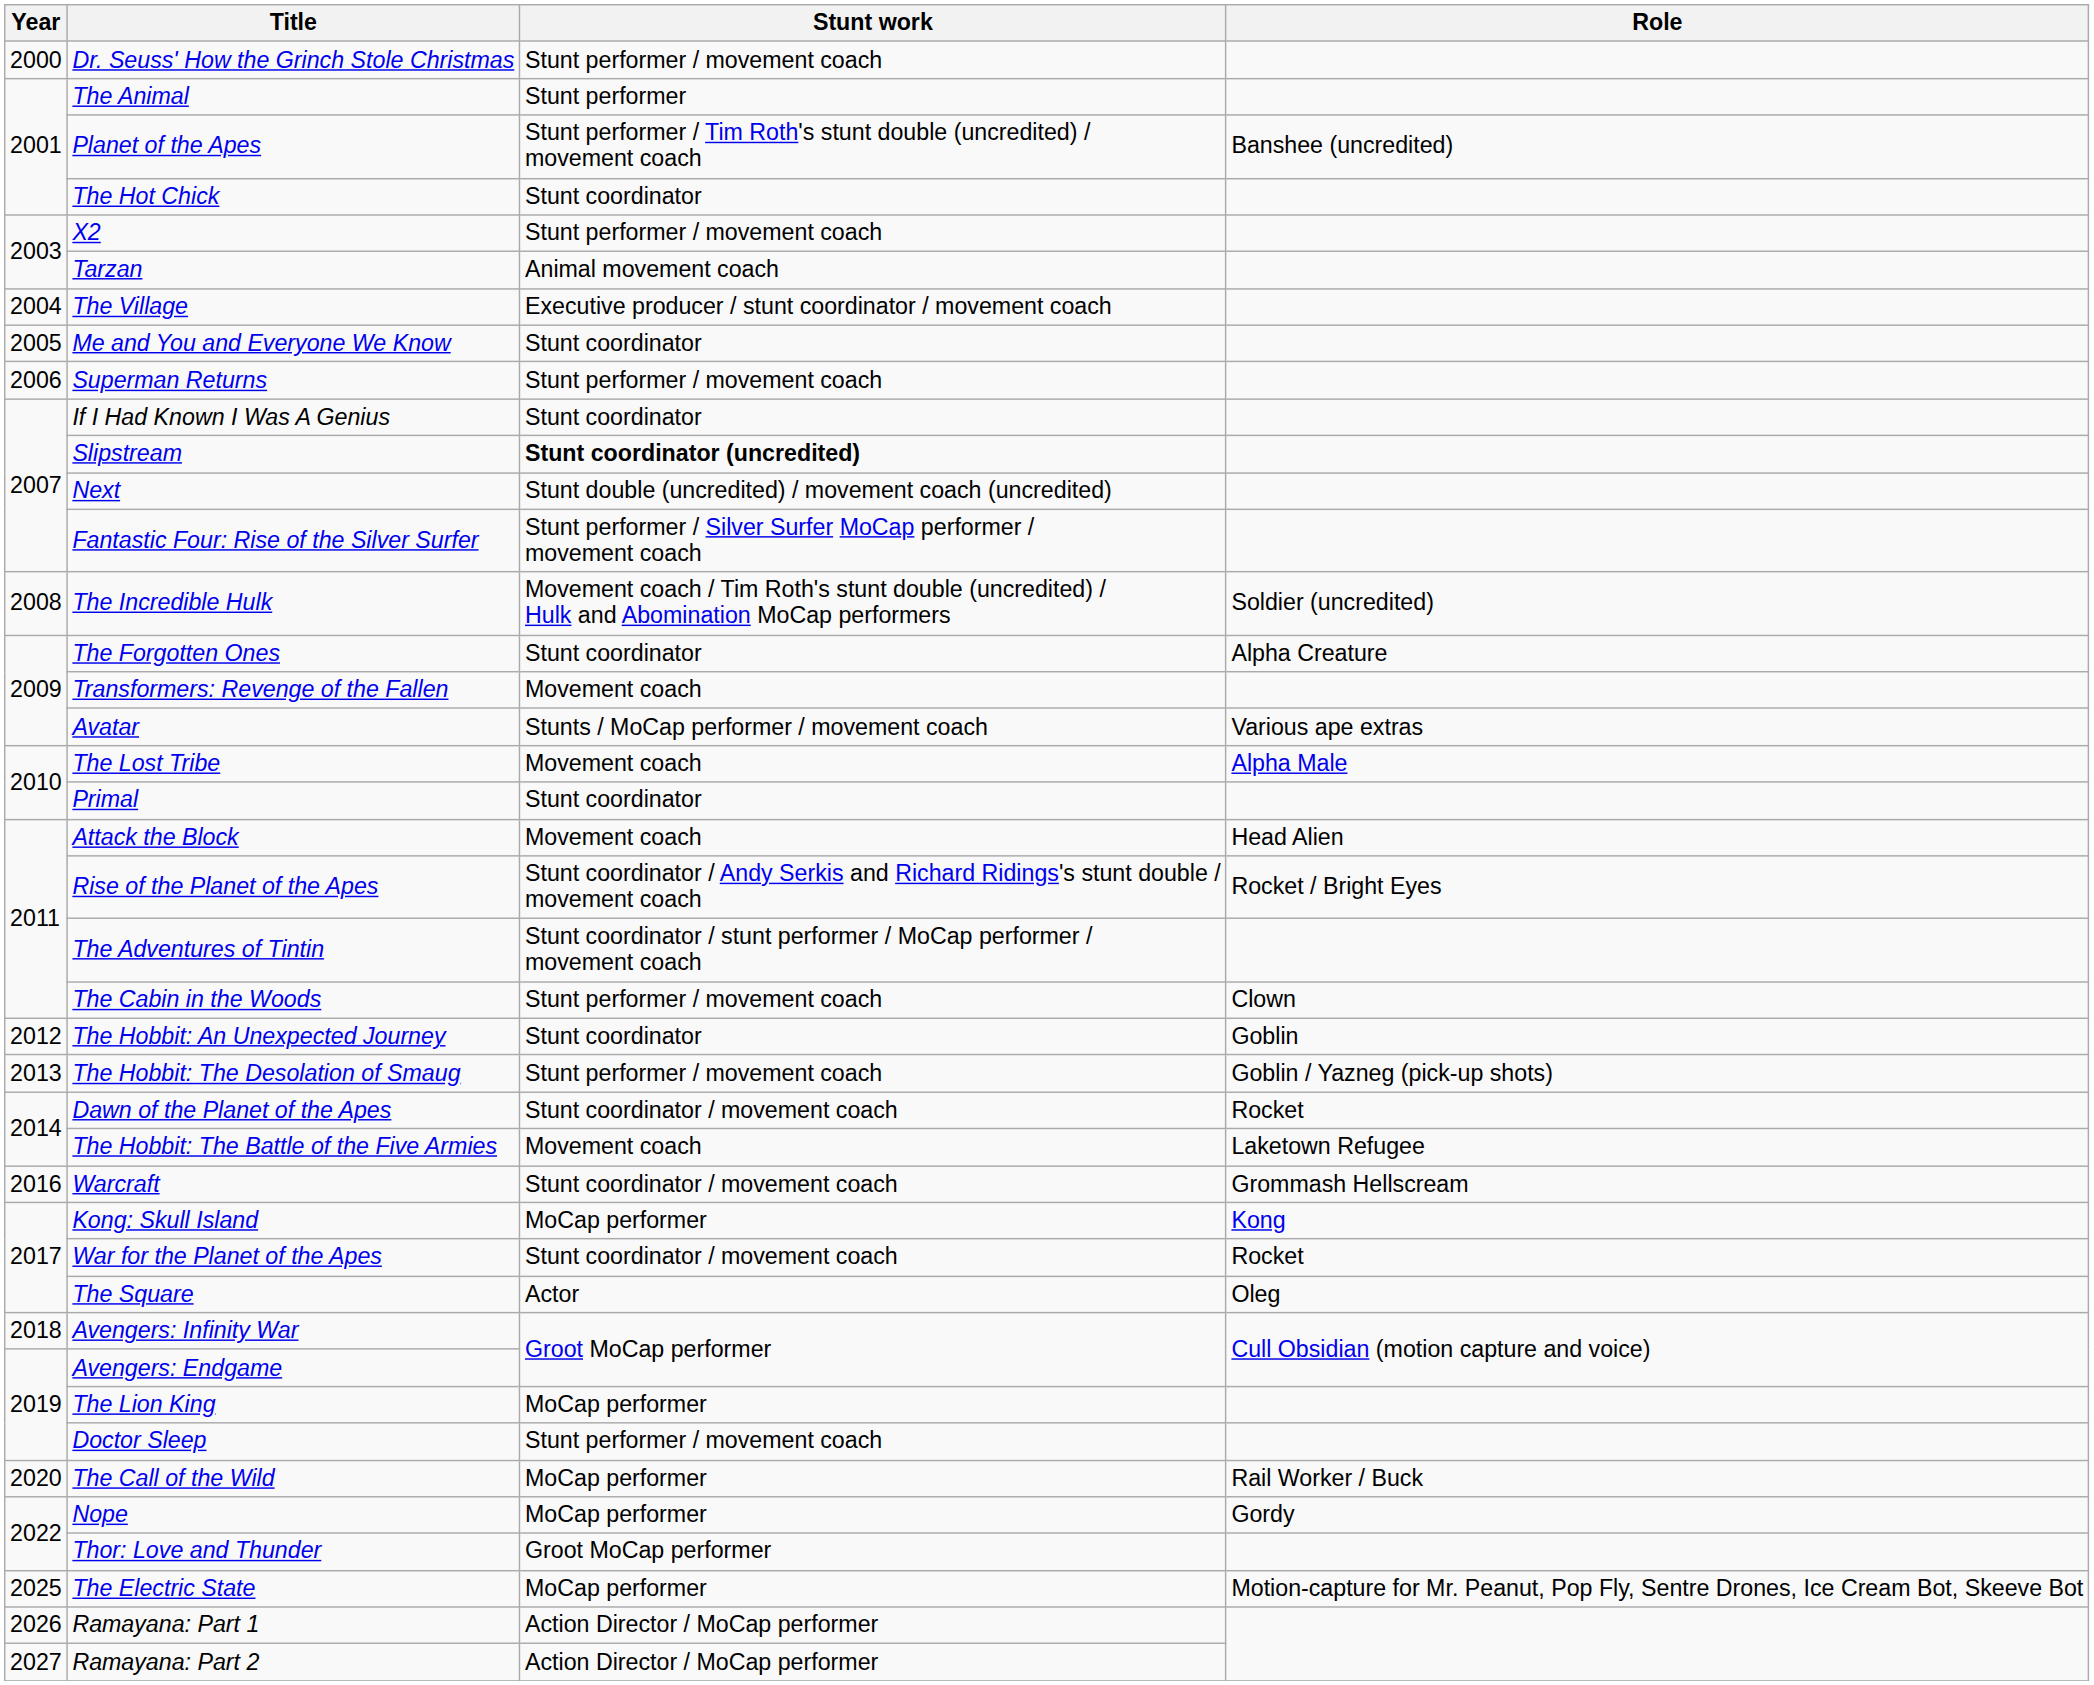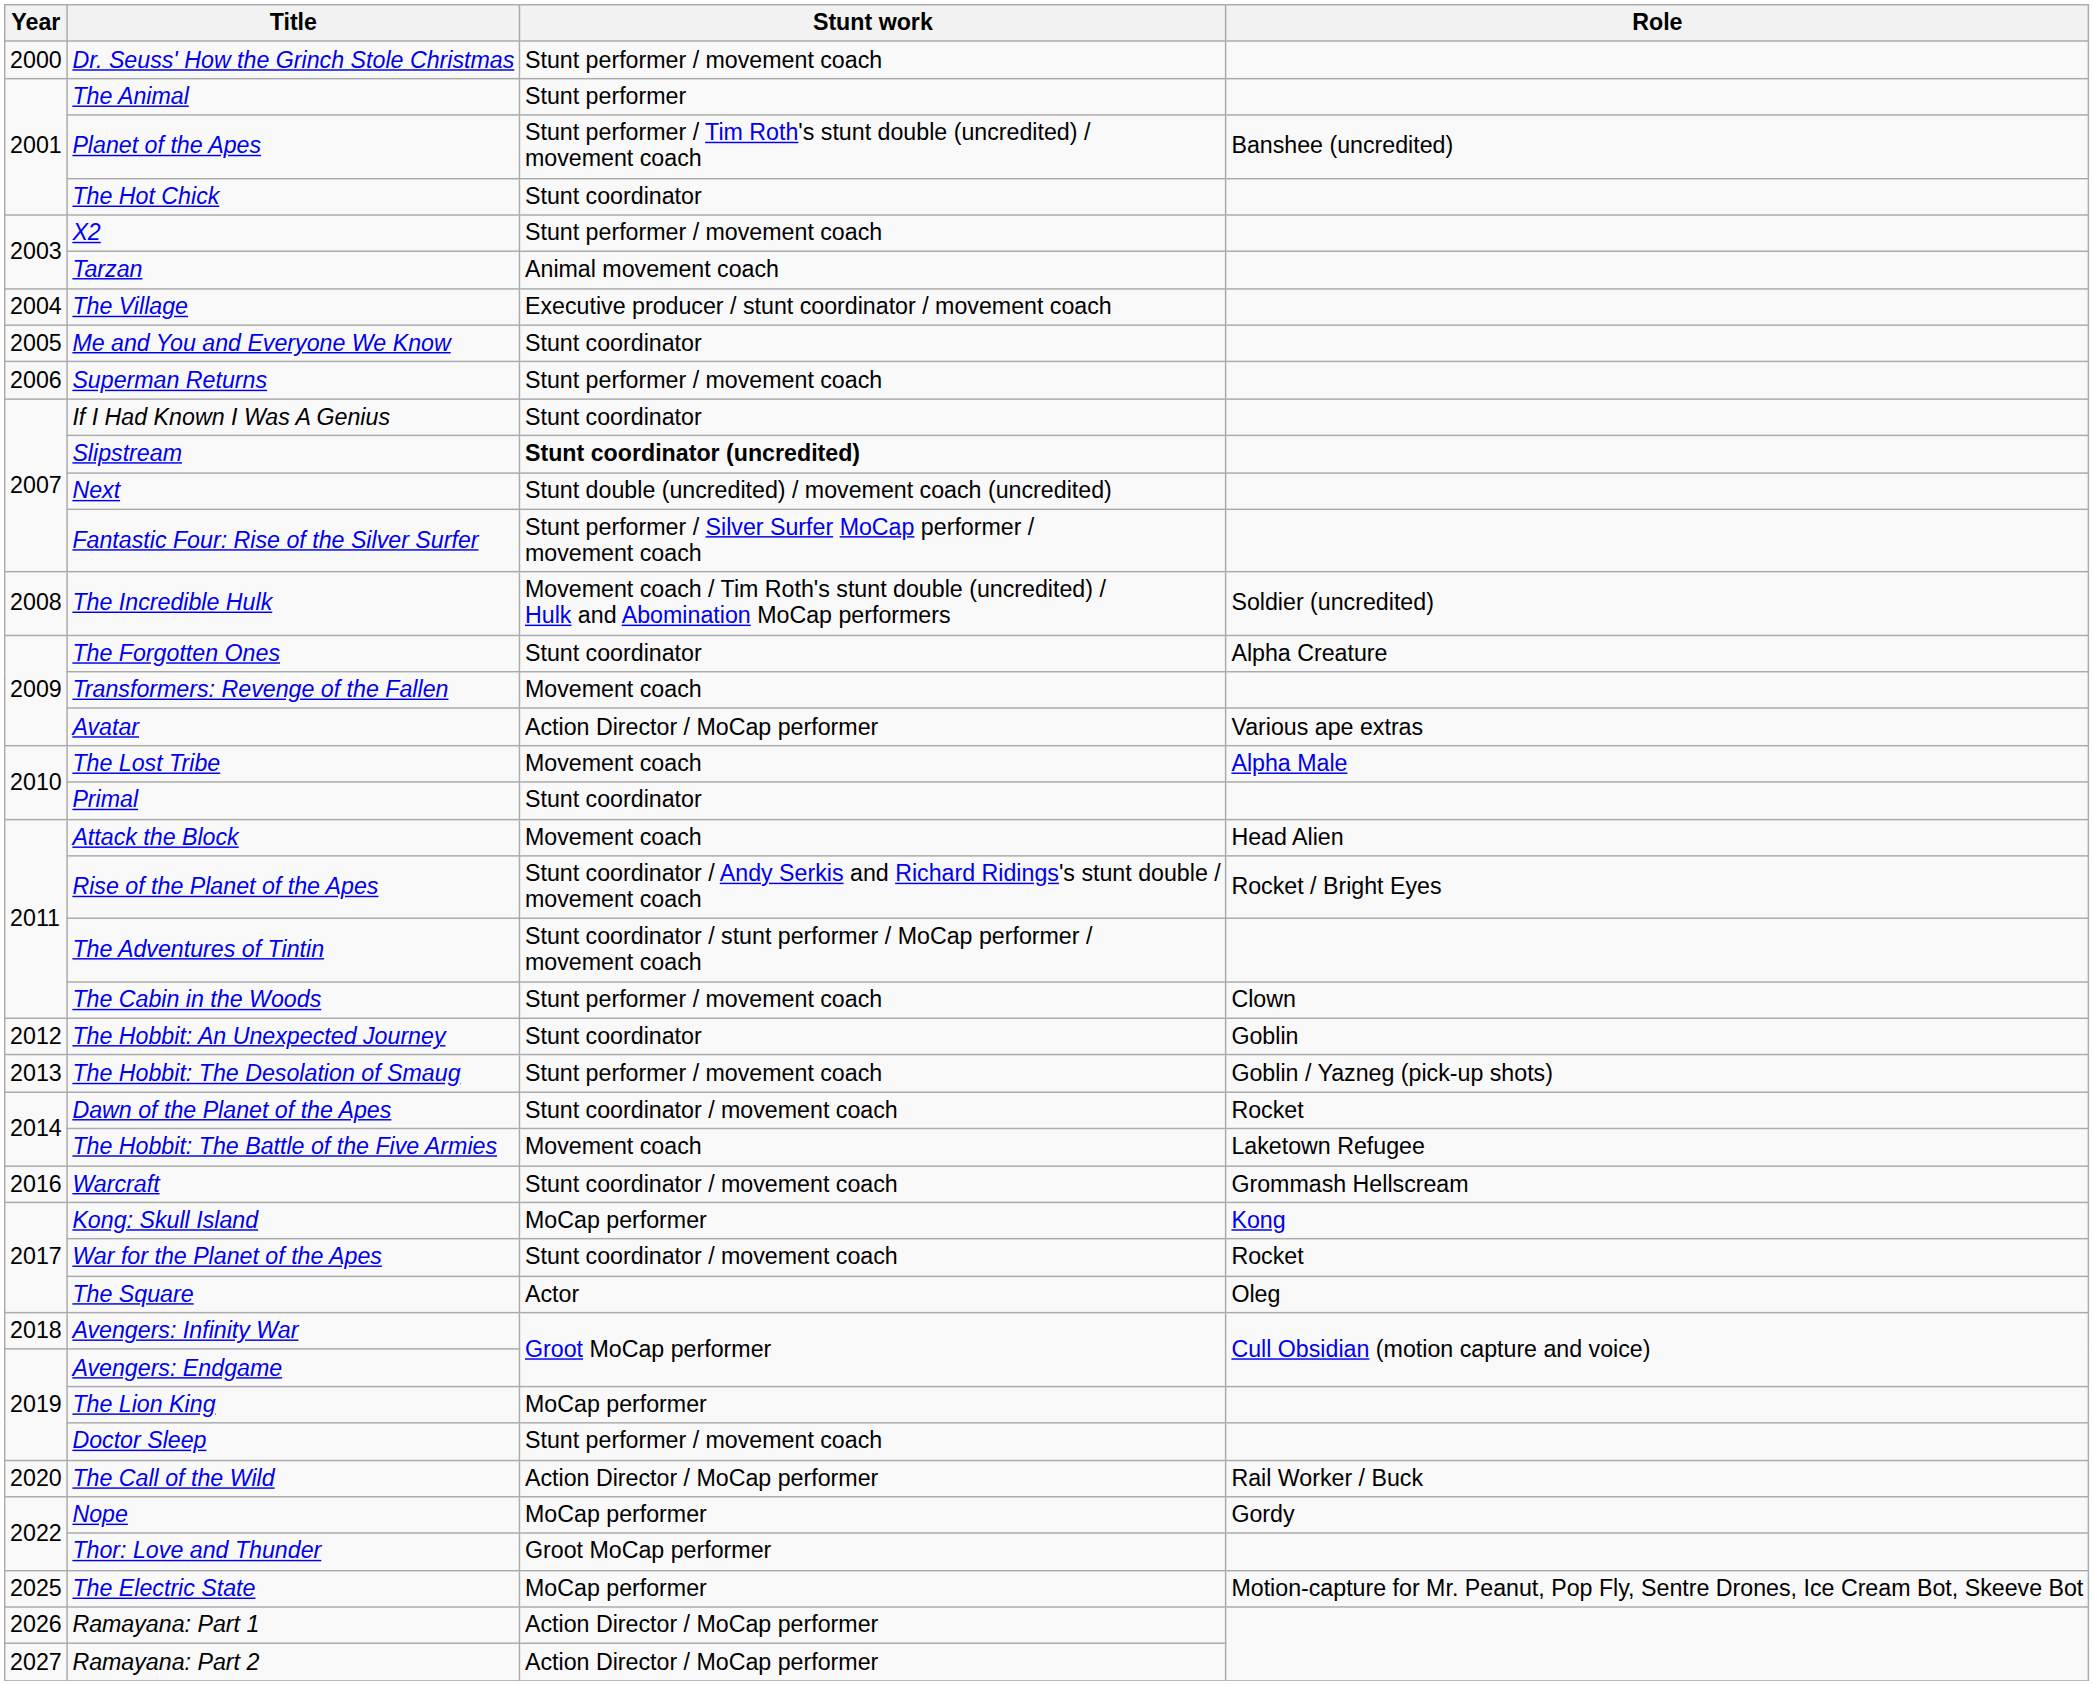(756, 726) Stunts / MoCap performer / movement coach -> (702, 726) Action Director / MoCap performer
(616, 1477) MoCap performer -> (702, 1477) Action Director / MoCap performer
